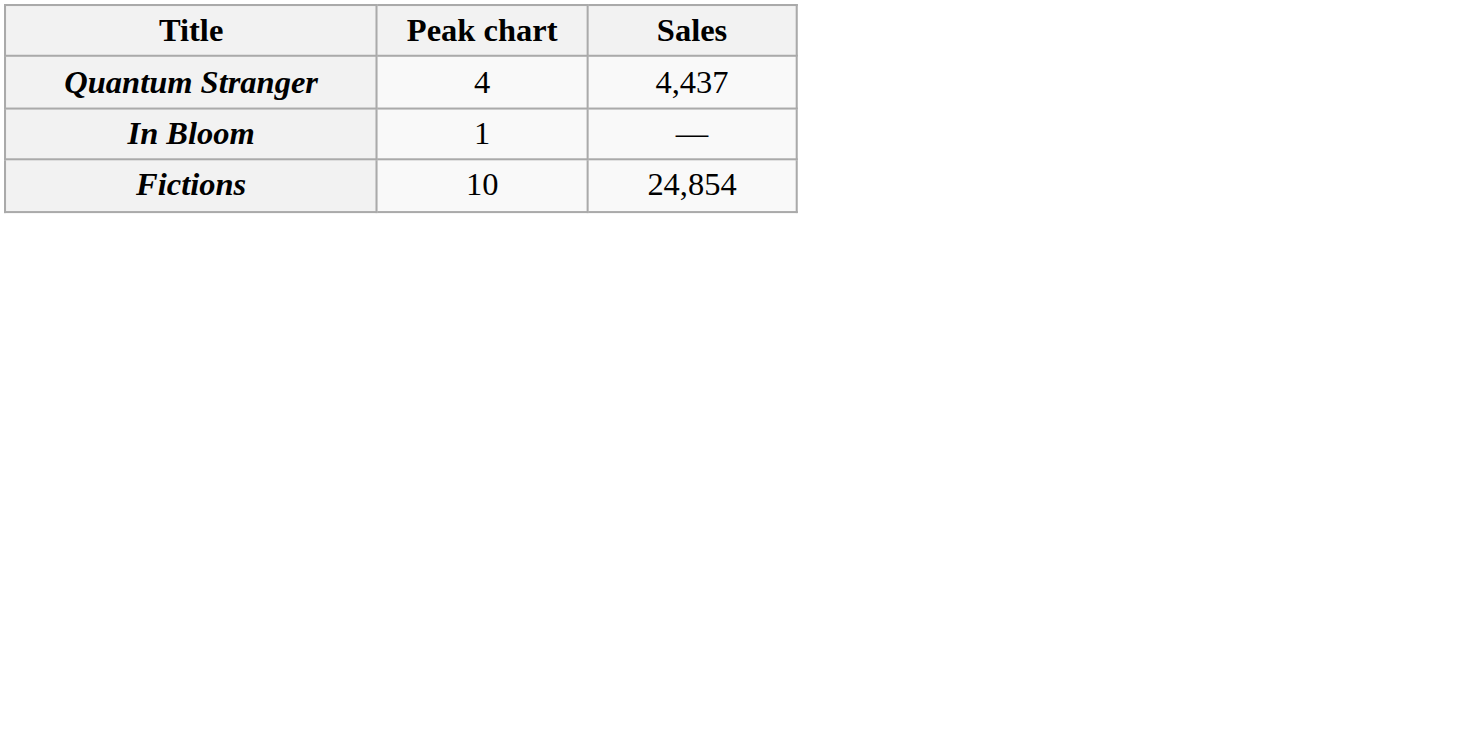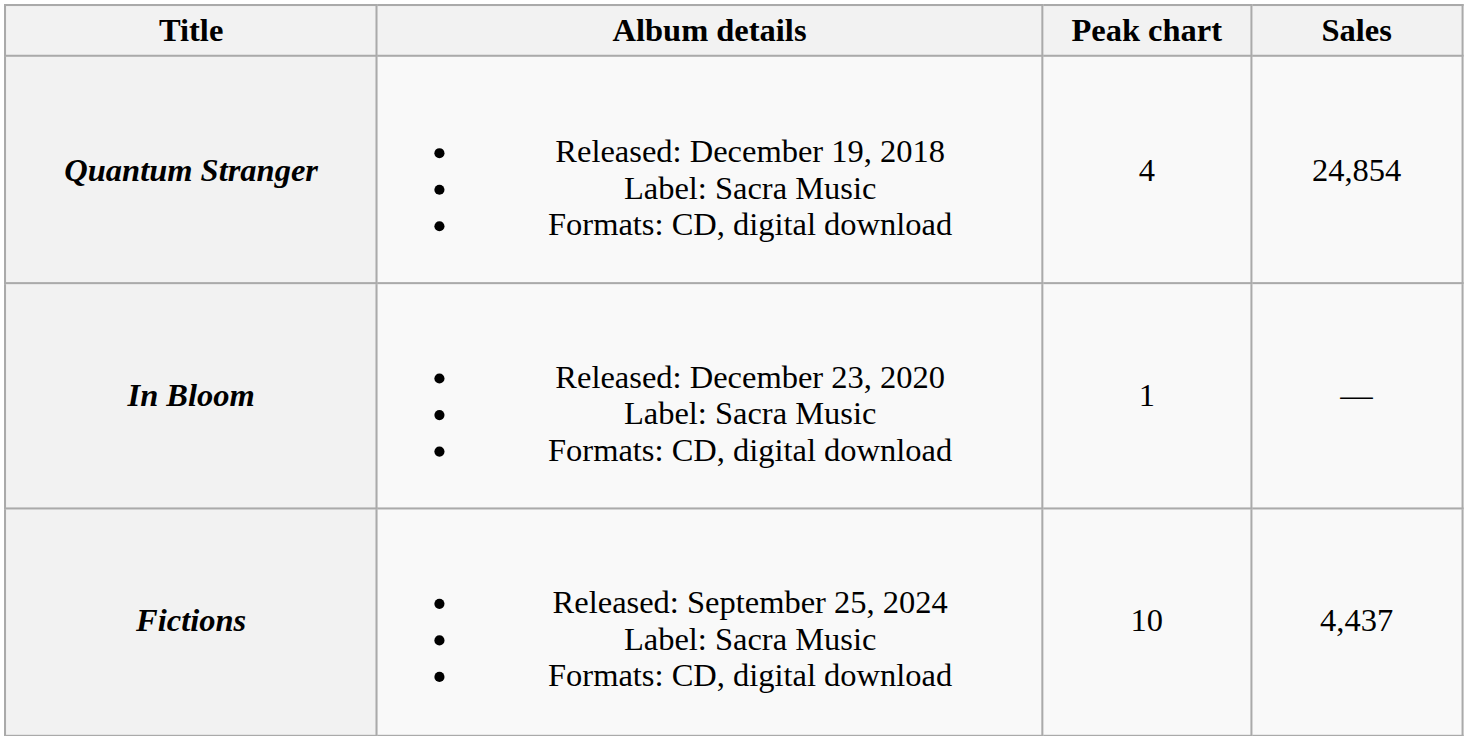+ column: (710, 30)
(692, 81) 4,437 -> (1357, 169) 24,854
(692, 184) 24,854 -> (1357, 621) 4,437
